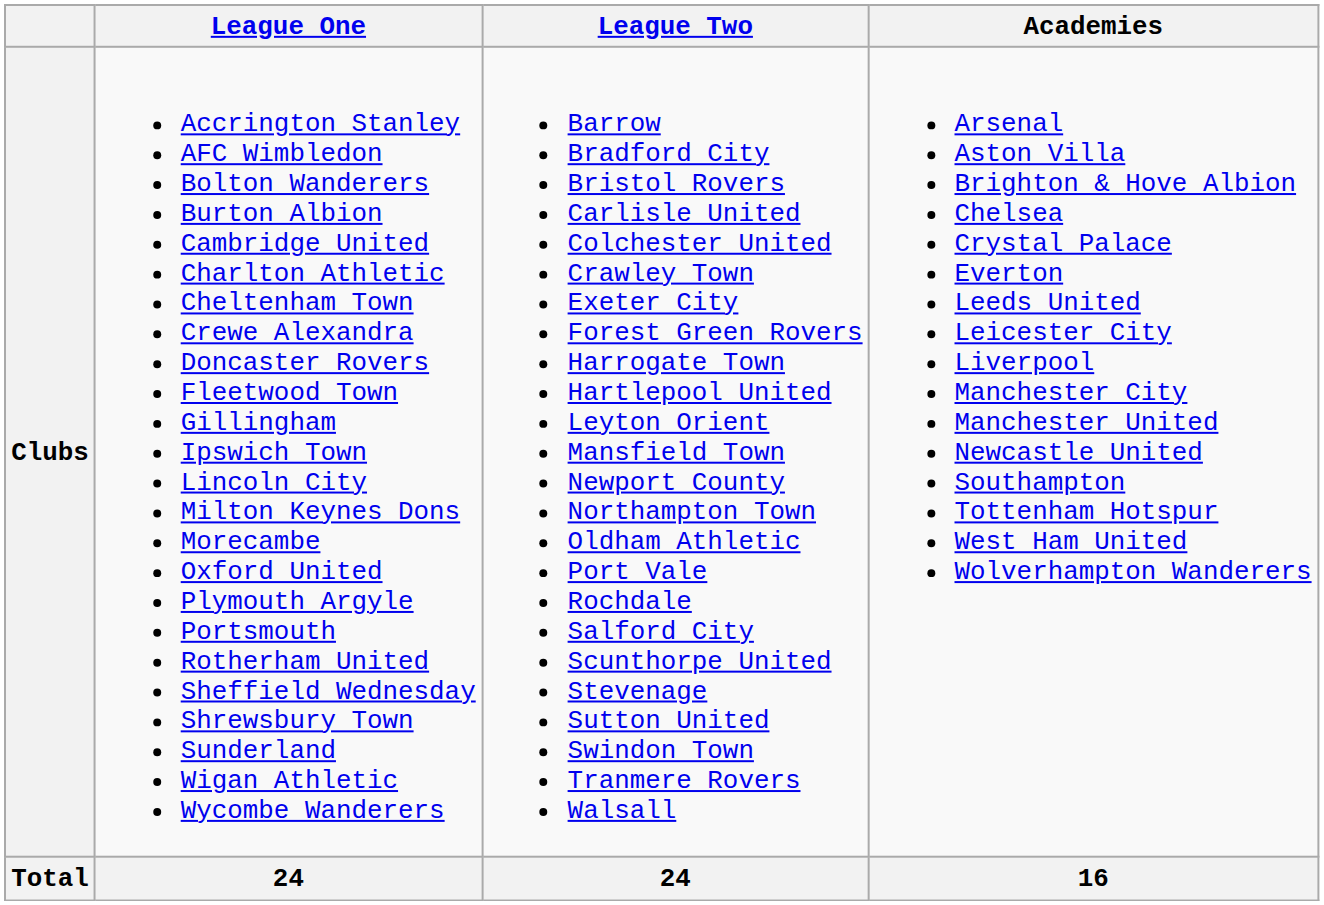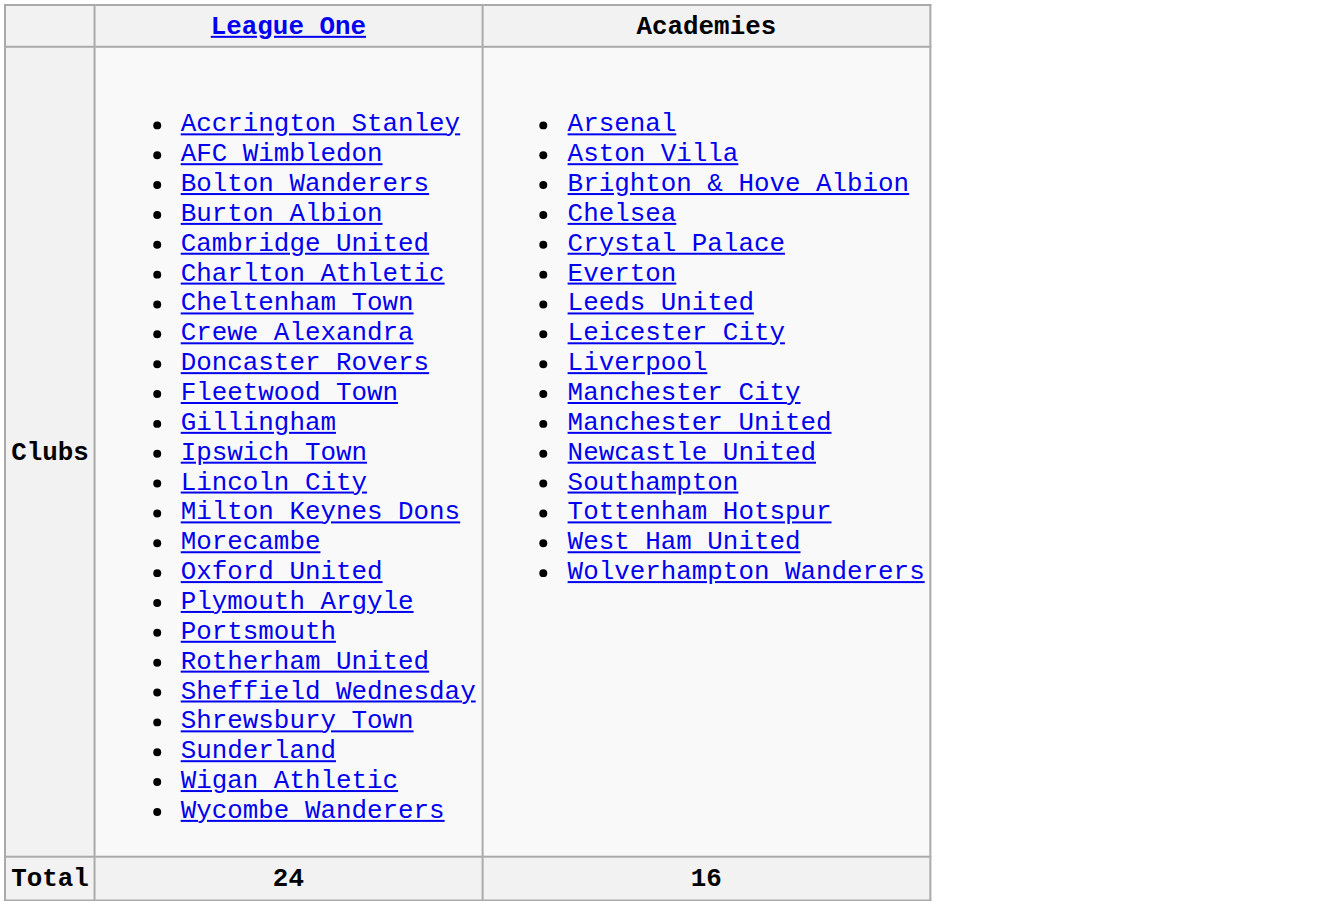- column: (675, 26)
